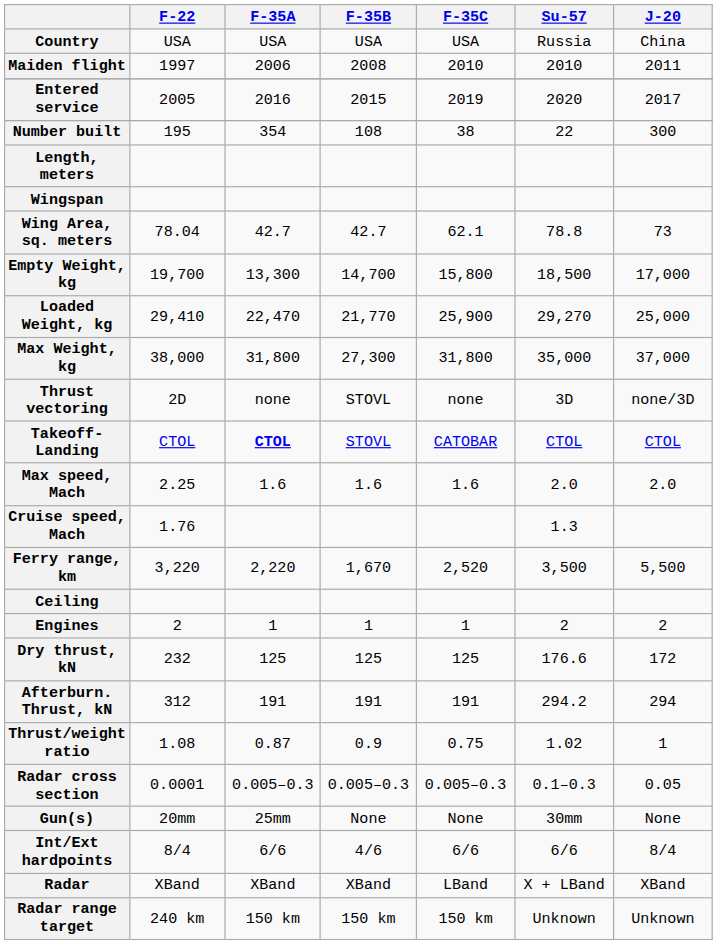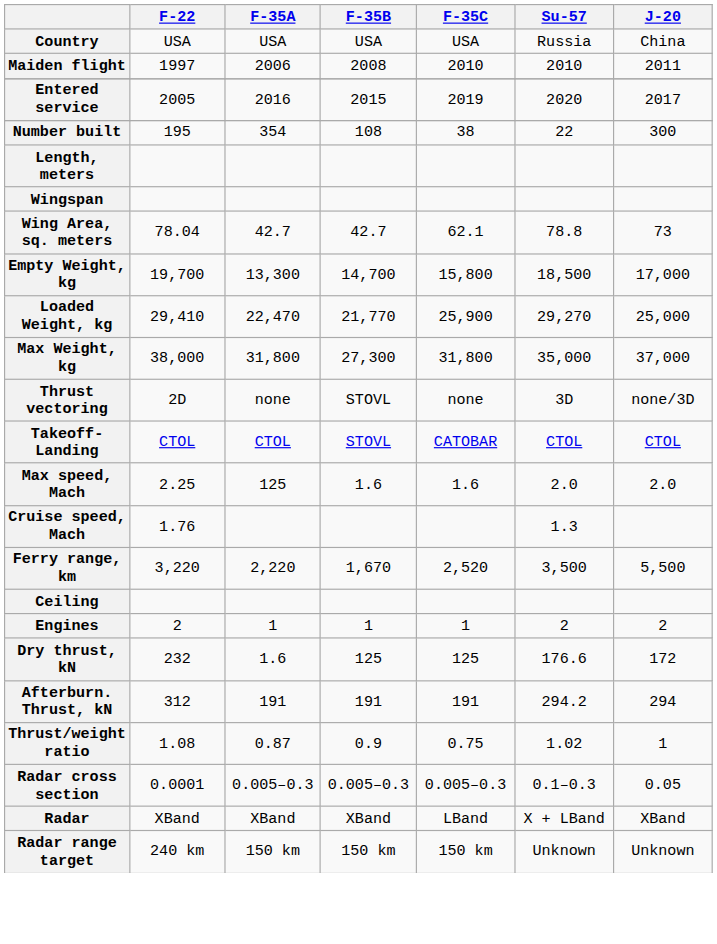(273, 442) bold -> (273, 442) normal
(273, 484) 1.6 -> (273, 484) 125
(273, 659) 125 -> (273, 659) 1.6
- row: (67, 819)
- row: (67, 852)
